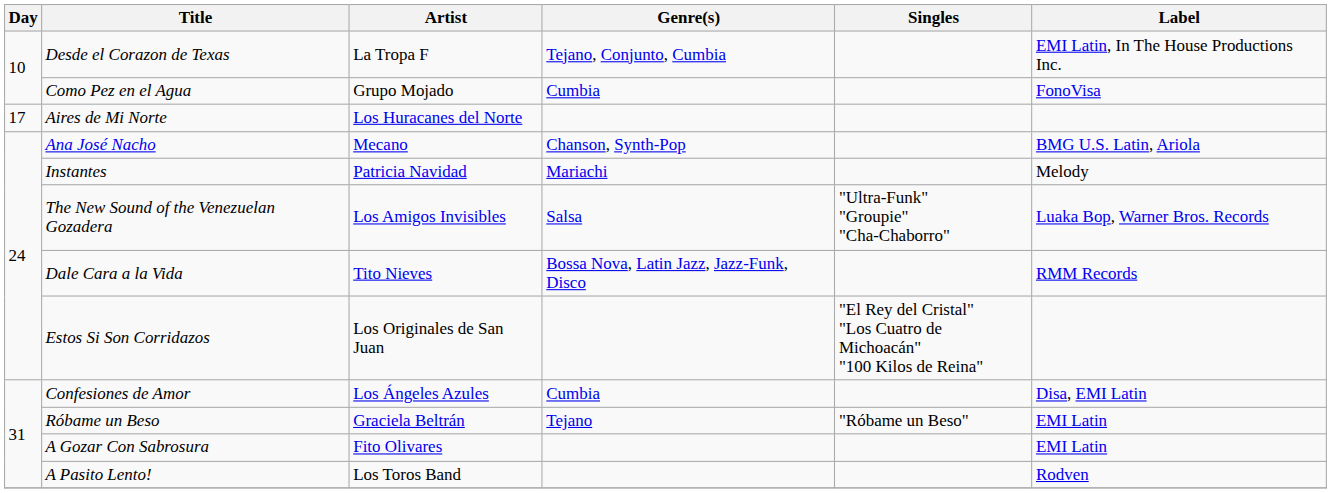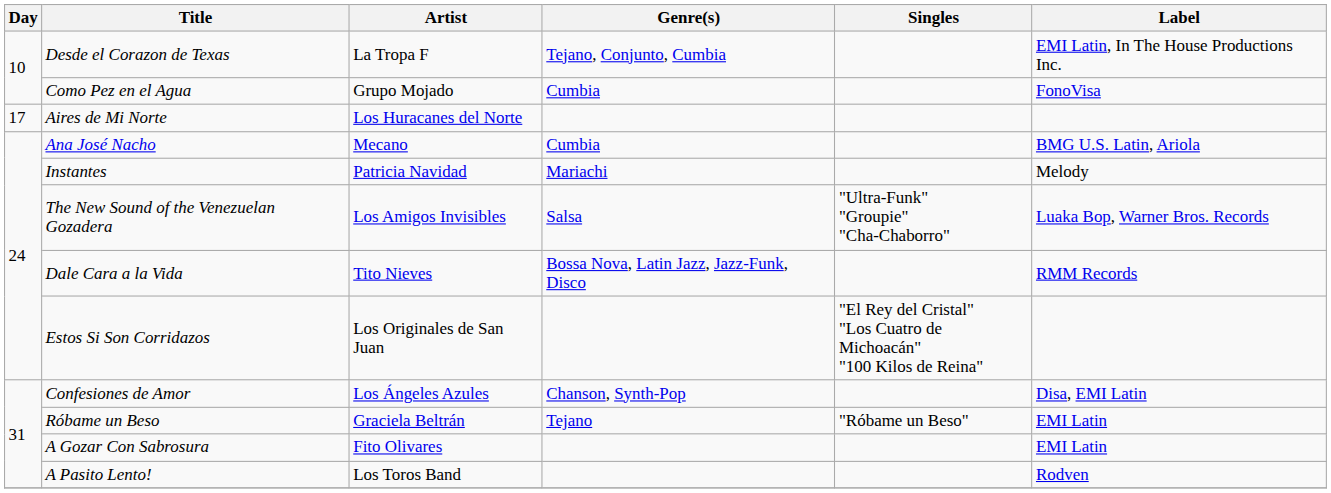(616, 144) Chanson, Synth-Pop -> (573, 144) Cumbia
(573, 393) Cumbia -> (616, 393) Chanson, Synth-Pop
